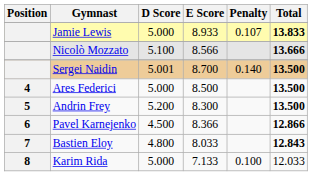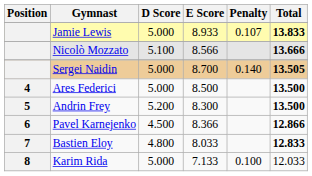(161, 69) 5.001 -> (161, 69) 5.000
(289, 69) 13.500 -> (289, 69) 13.505
(289, 143) 12.843 -> (289, 143) 12.833
